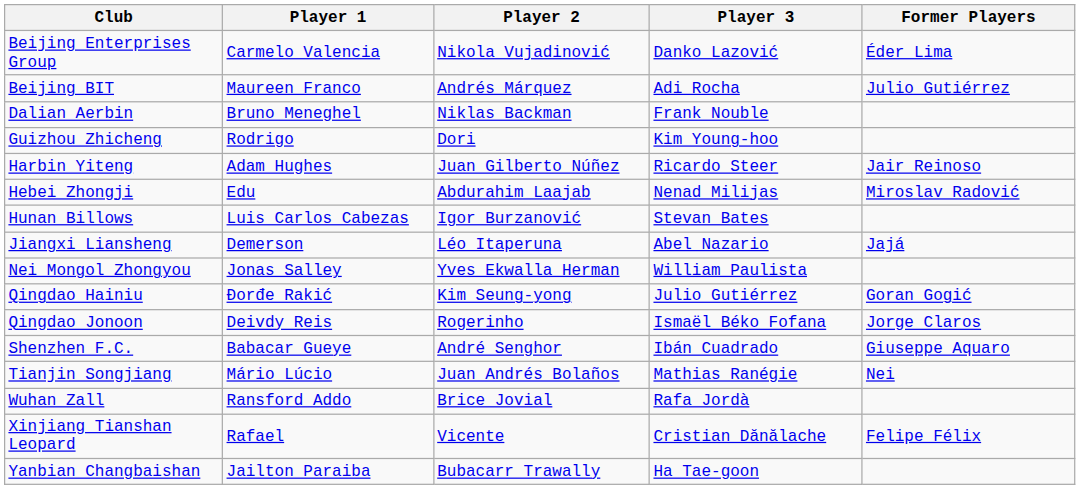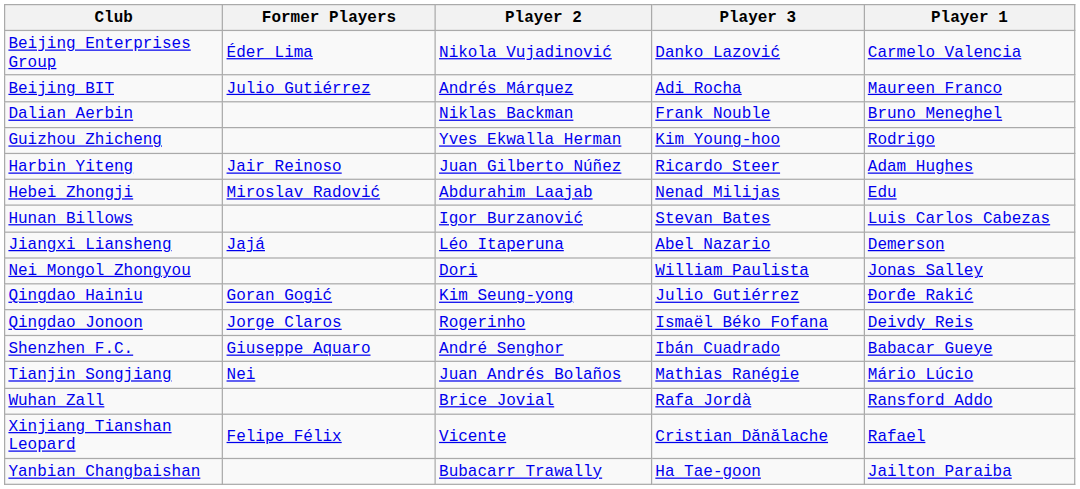columns swapped: (328, 18) <-> (968, 18)
(456, 140) Dori -> (530, 140) Yves Ekwalla Herman
(528, 271) Yves Ekwalla Herman -> (458, 271) Dori
